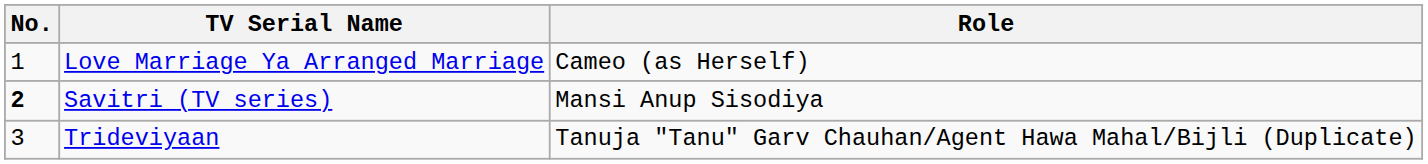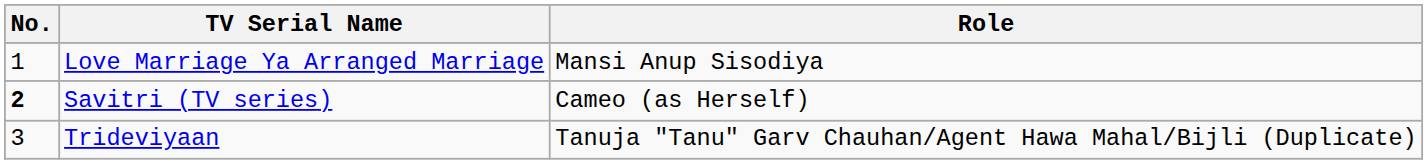(682, 62) Cameo (as Herself) -> (690, 62) Mansi Anup Sisodiya
(690, 101) Mansi Anup Sisodiya -> (682, 101) Cameo (as Herself)
